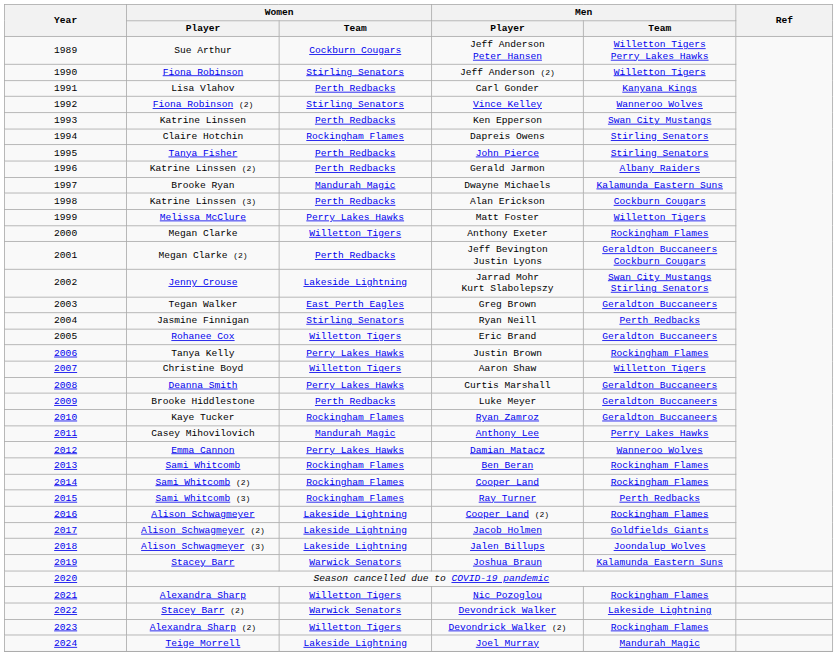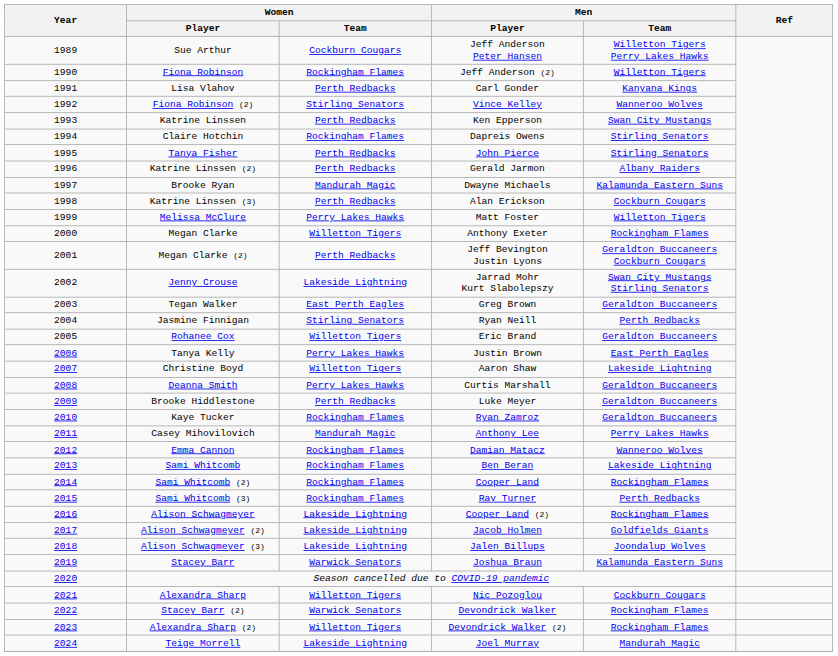(355, 72) Stirling Senators -> (355, 72) Rockingham Flames
(660, 353) Rockingham Flames -> (660, 353) East Perth Eagles
(660, 369) Willetton Tigers -> (660, 369) Lakeside Lightning
(355, 450) Perry Lakes Hawks -> (355, 450) Rockingham Flames
(660, 466) Rockingham Flames -> (660, 466) Lakeside Lightning
(660, 595) Rockingham Flames -> (660, 595) Cockburn Cougars
(660, 611) Lakeside Lightning -> (660, 611) Rockingham Flames
